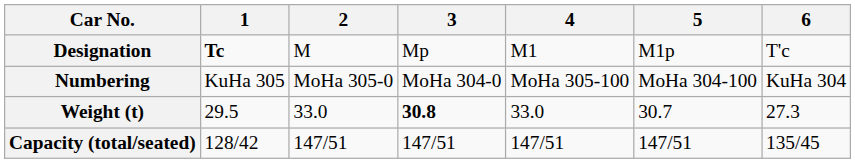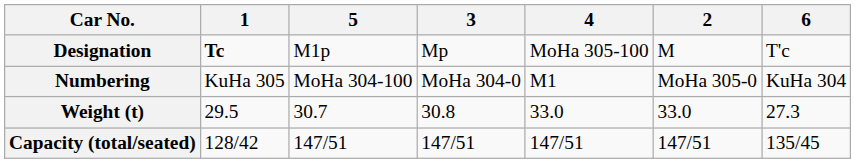columns swapped: (343, 19) <-> (698, 19)
(524, 50) M1 -> (589, 50) MoHa 305-100
(570, 81) MoHa 305-100 -> (543, 81) M1
(419, 111) bold -> (438, 111) normal
